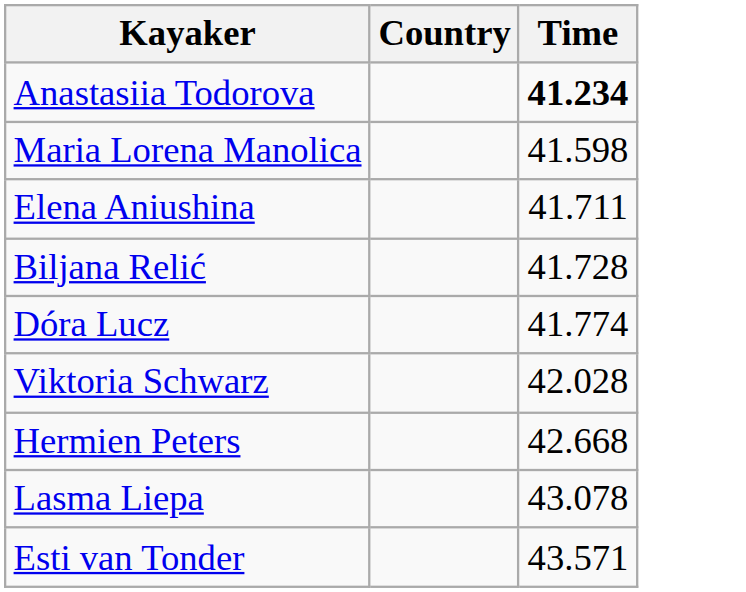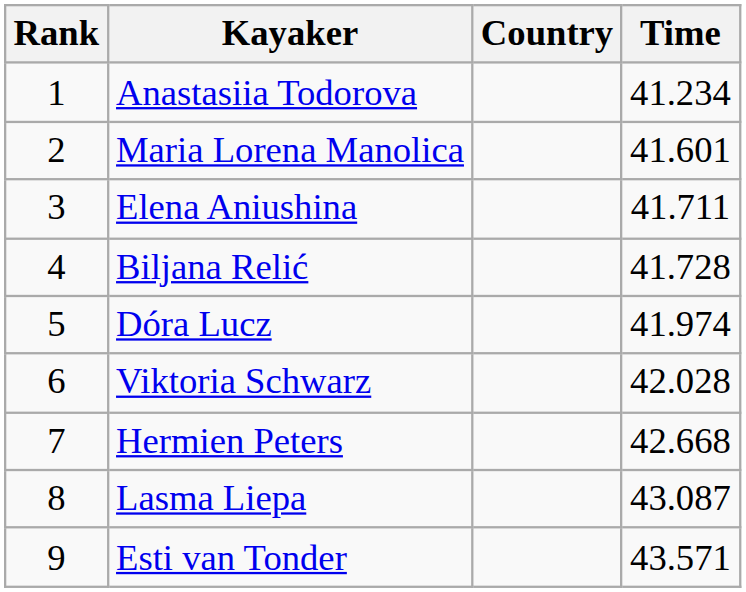+ column: (56, 33)
(578, 91) bold -> (680, 91) normal
(578, 149) 41.598 -> (680, 149) 41.601
(578, 324) 41.774 -> (680, 324) 41.974
(578, 498) 43.078 -> (680, 498) 43.087
